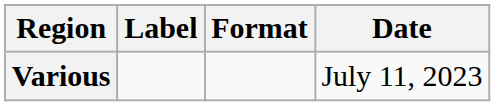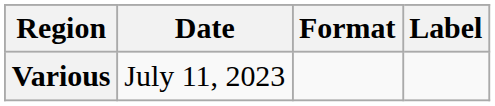columns swapped: (402, 28) <-> (161, 28)
